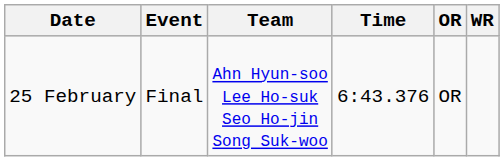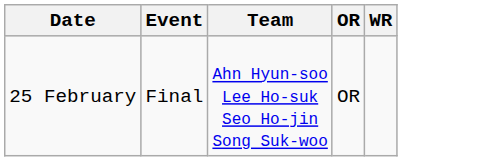- column: (383, 20)
